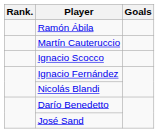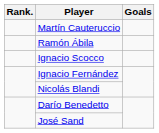rows swapped: (66, 27) <-> (79, 43)
